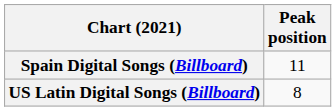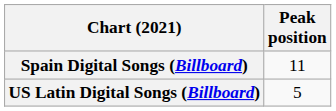(297, 92) 8 -> (297, 92) 5
